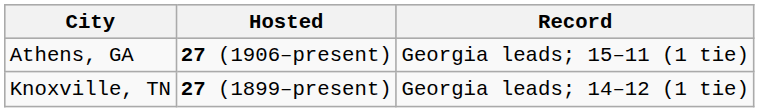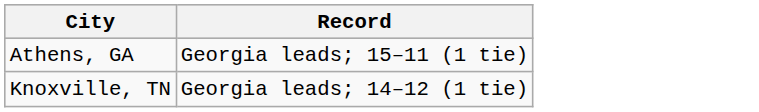- column: (286, 22)
